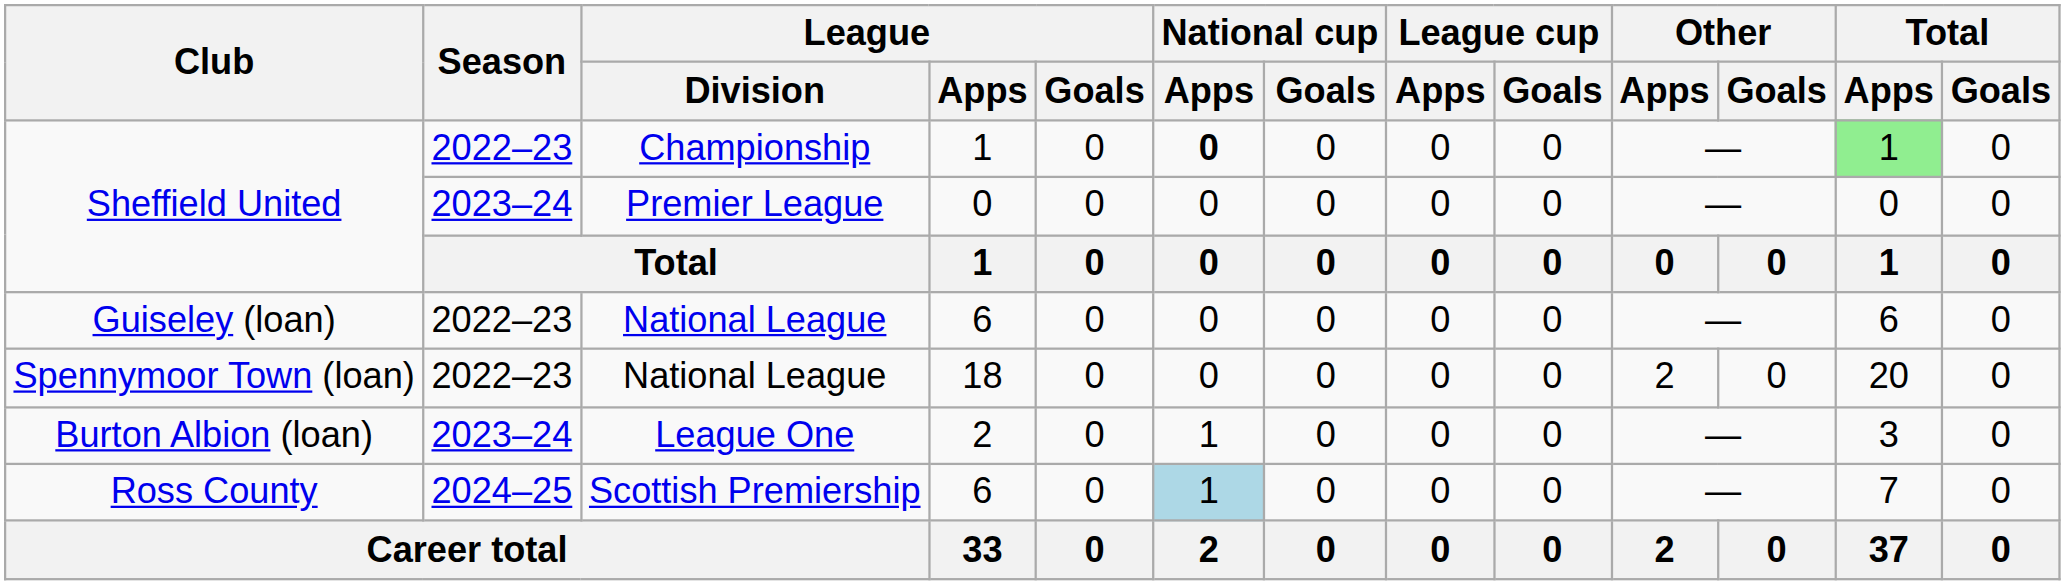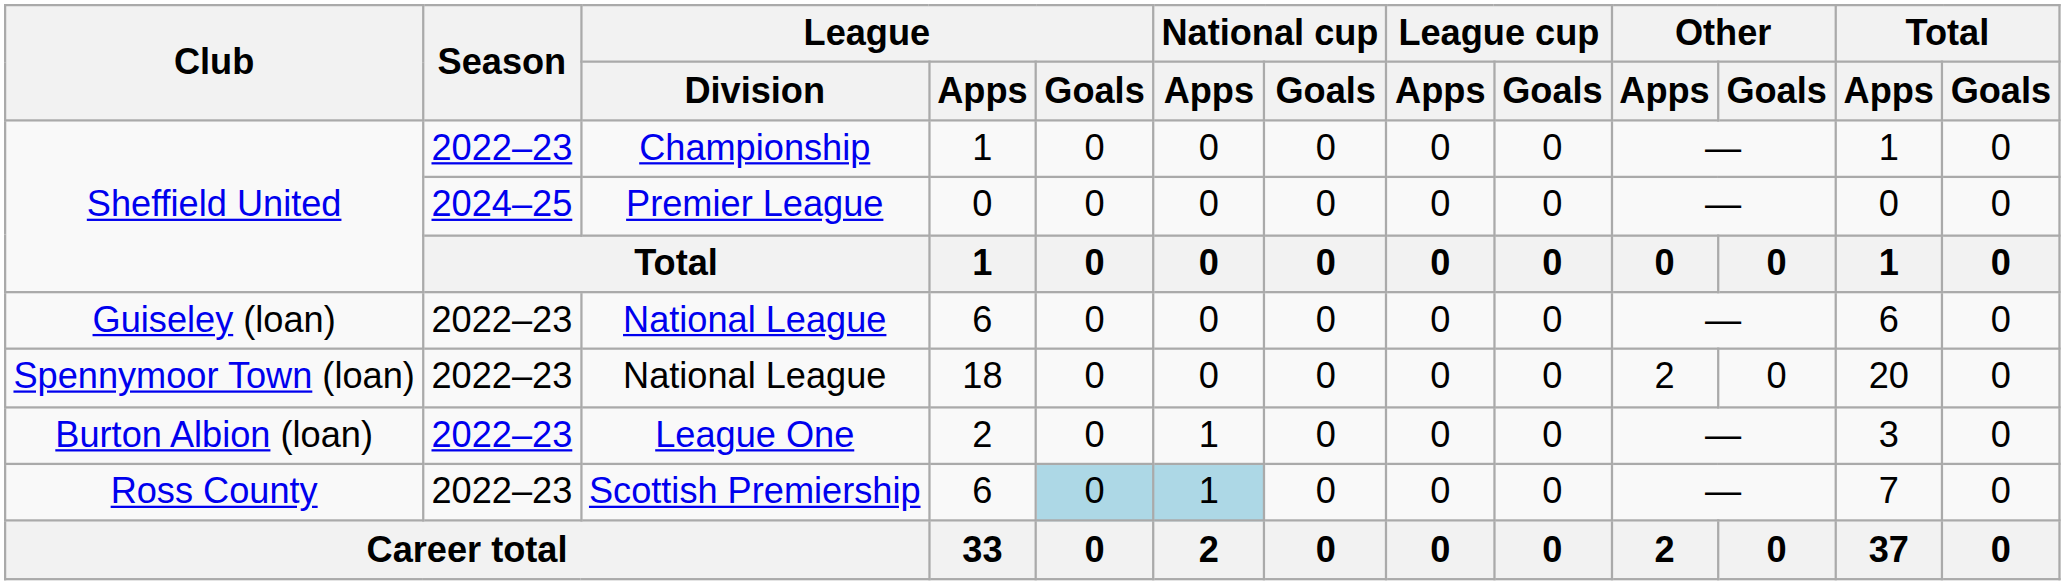(1209, 147) bold -> (1209, 147) normal
(1889, 147) lightgreen background -> (1889, 147) no background
(502, 205) 2023–24 -> (502, 205) 2024–25
(502, 434) 2023–24 -> (502, 434) 2022–23
(502, 491) 2024–25 -> (502, 491) 2022–23
(1095, 491) no background -> (1095, 491) lightblue background
